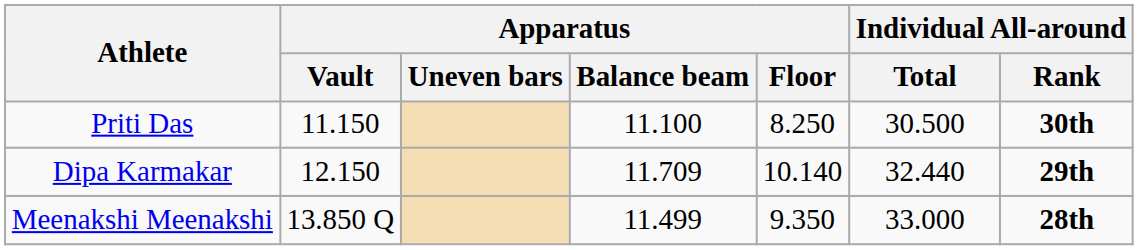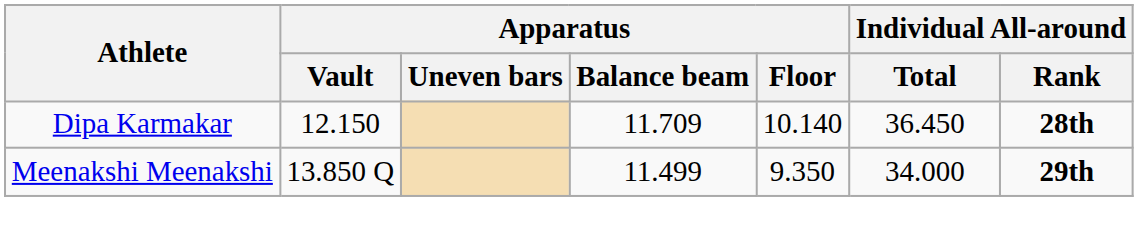- row: (142, 124)
(925, 171) 32.440 -> (925, 124) 36.450
(1067, 171) 29th -> (1067, 124) 28th
(925, 219) 33.000 -> (925, 171) 34.000
(1067, 219) 28th -> (1067, 171) 29th
